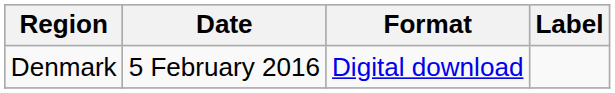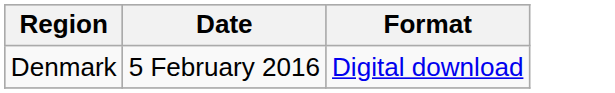- column: (569, 25)
